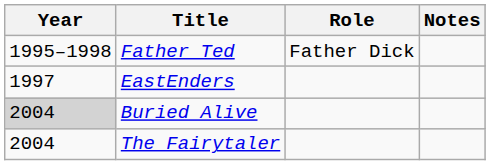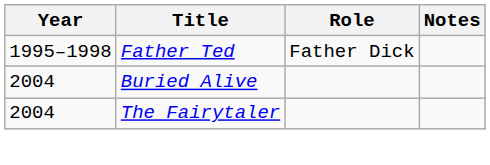- row: (178, 82)
(32, 113) lightgrey background -> (32, 82) no background
